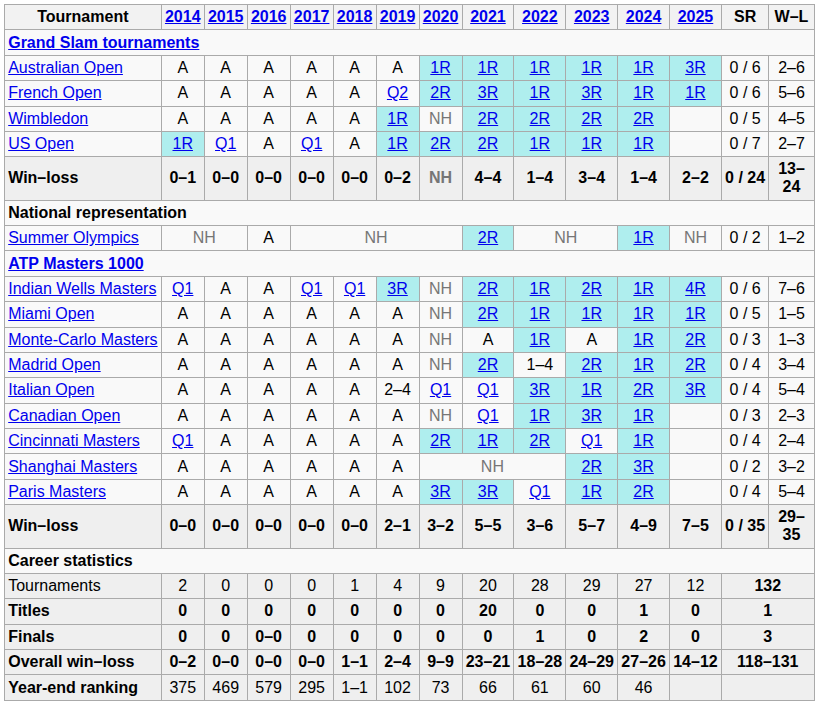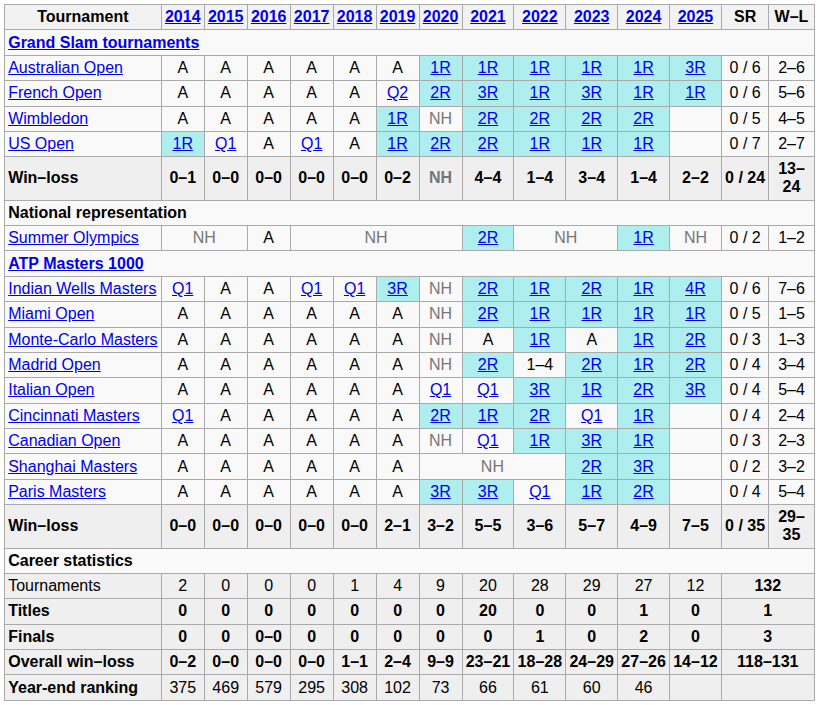(398, 390) 2–4 -> (398, 390) A
rows swapped: (64, 415) <-> (74, 441)
(355, 687) 1–1 -> (355, 687) 308
